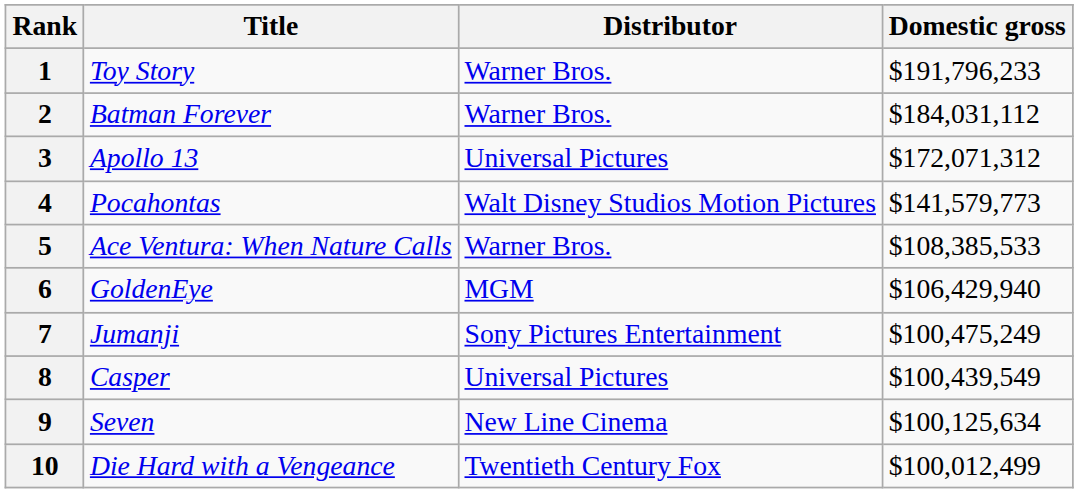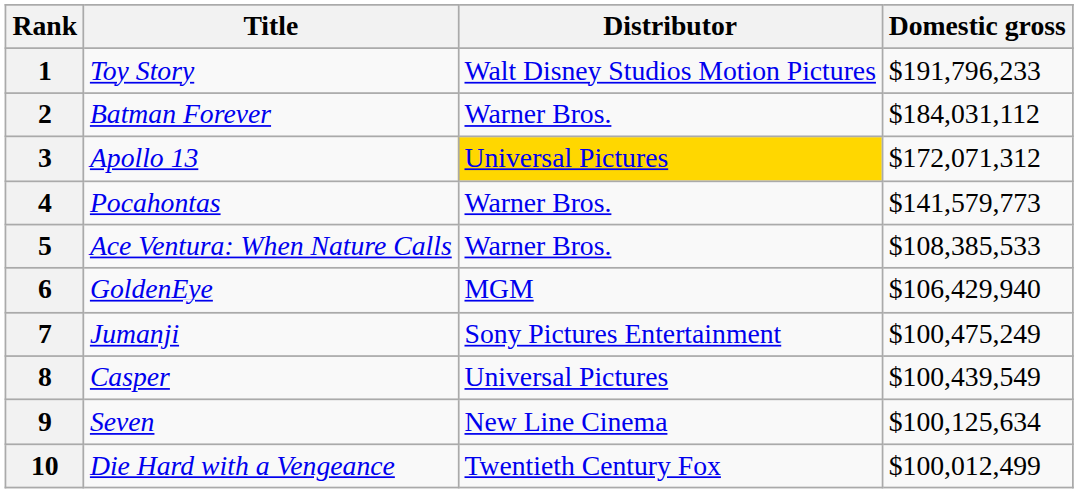(538, 70) Warner Bros. -> (670, 70) Walt Disney Studios Motion Pictures
(566, 158) no background -> (566, 158) gold background
(670, 202) Walt Disney Studios Motion Pictures -> (538, 202) Warner Bros.
